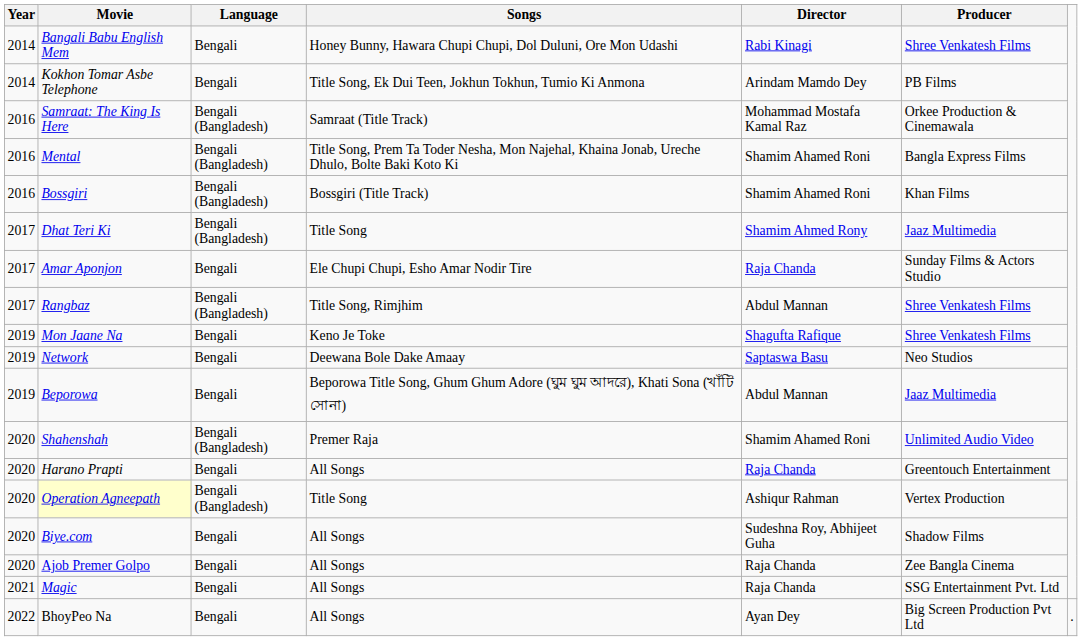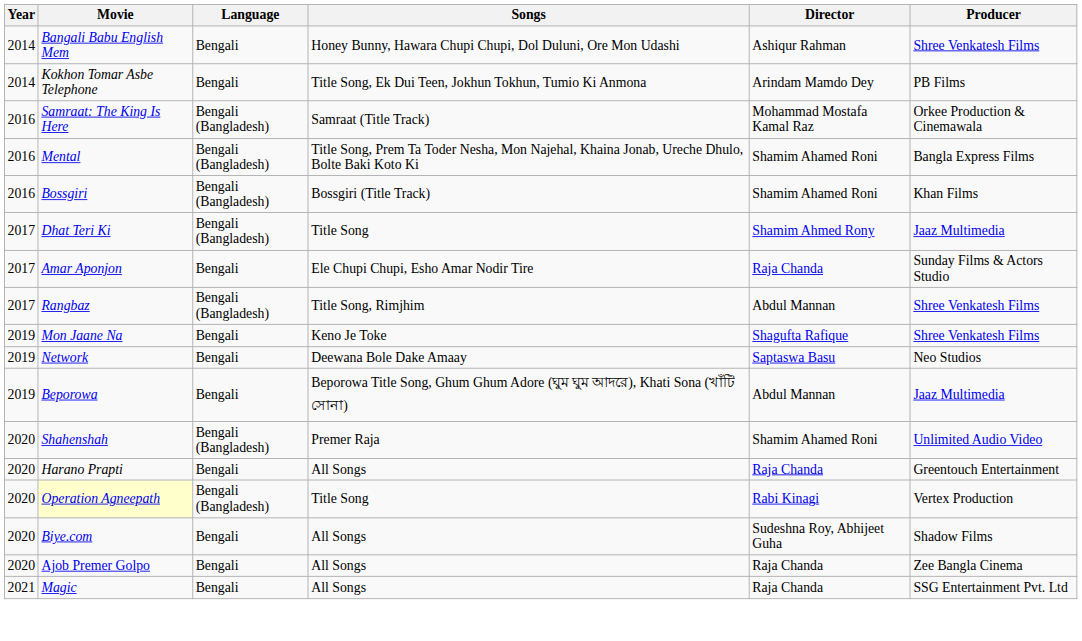(778, 44) Rabi Kinagi -> (799, 44) Ashiqur Rahman
(792, 498) Ashiqur Rahman -> (786, 498) Rabi Kinagi
- row: (76, 617)
